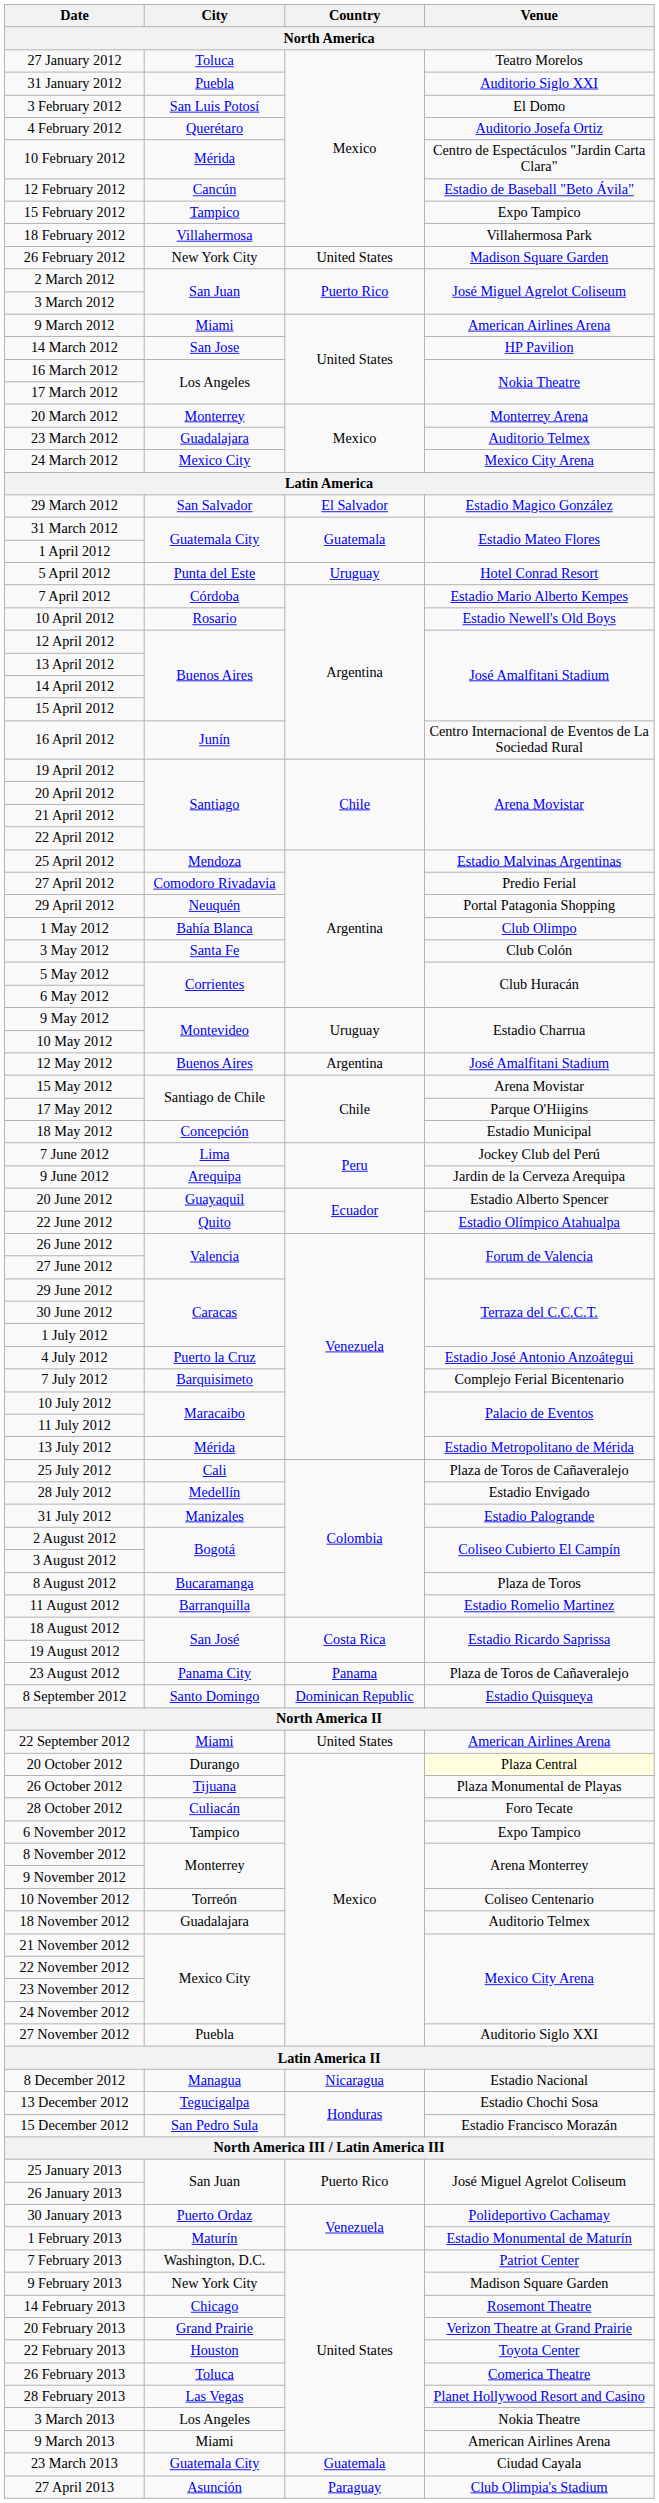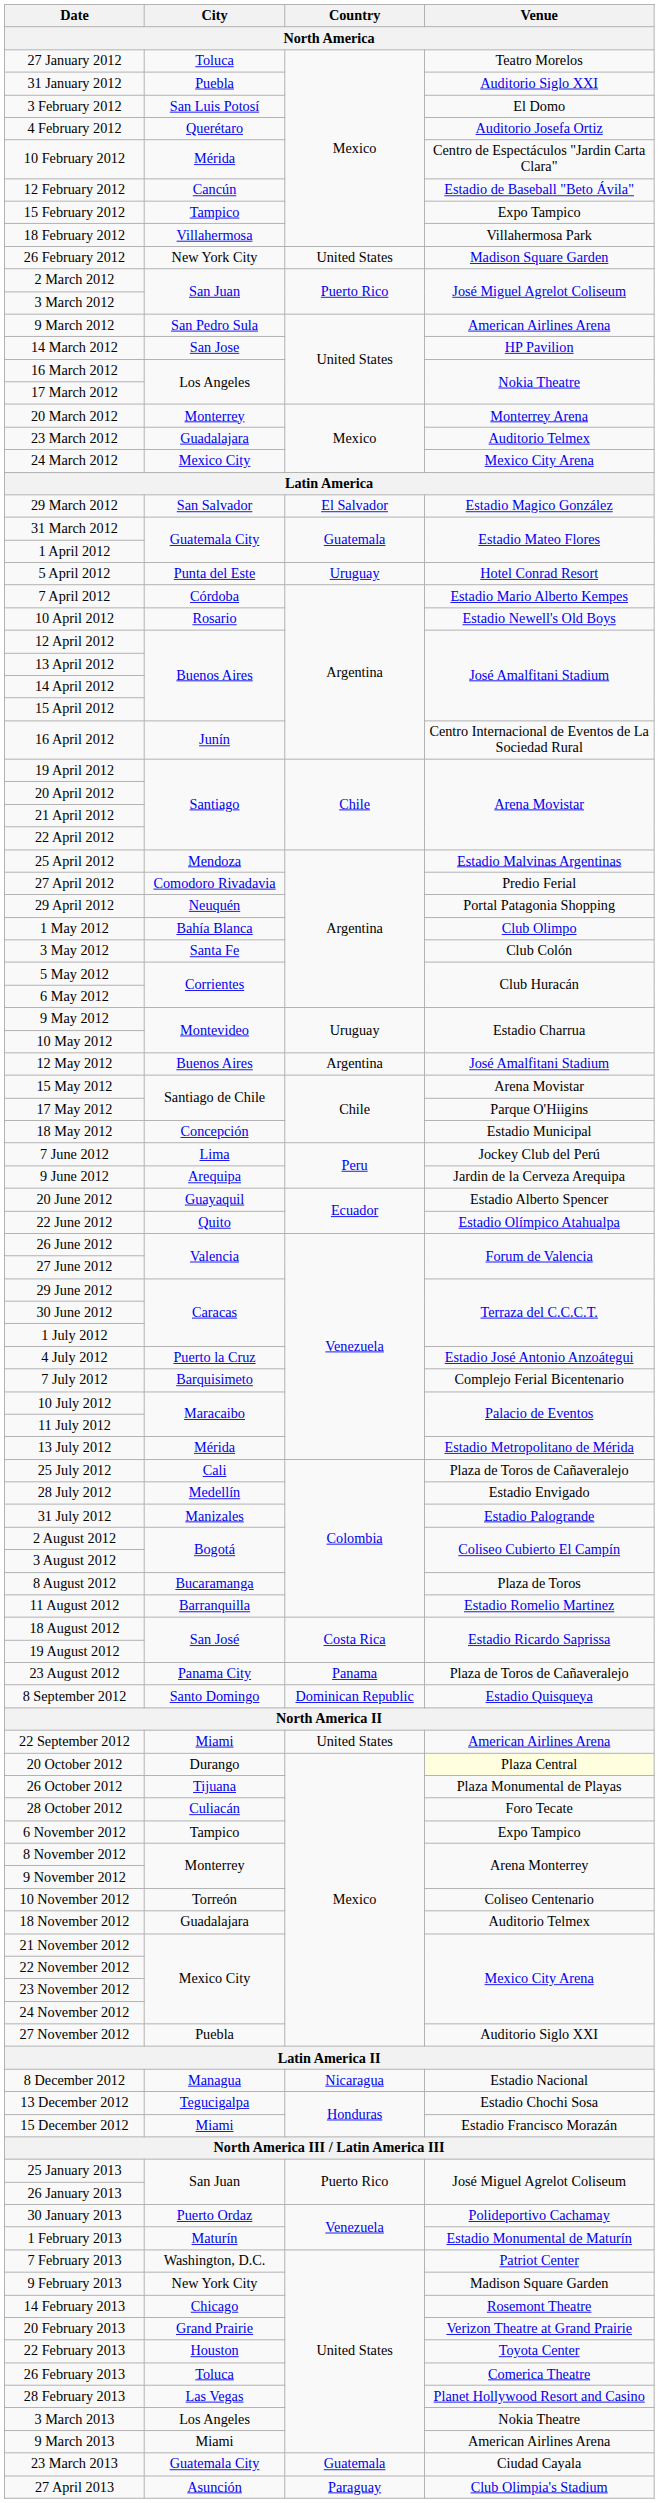(215, 325) Miami -> (215, 325) San Pedro Sula
(215, 2125) San Pedro Sula -> (215, 2125) Miami
